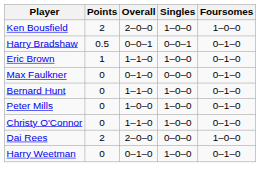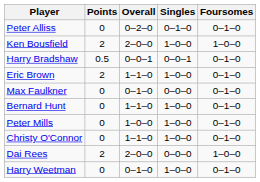+ row: (31, 28)
(102, 59) 1 -> (102, 75) 2
